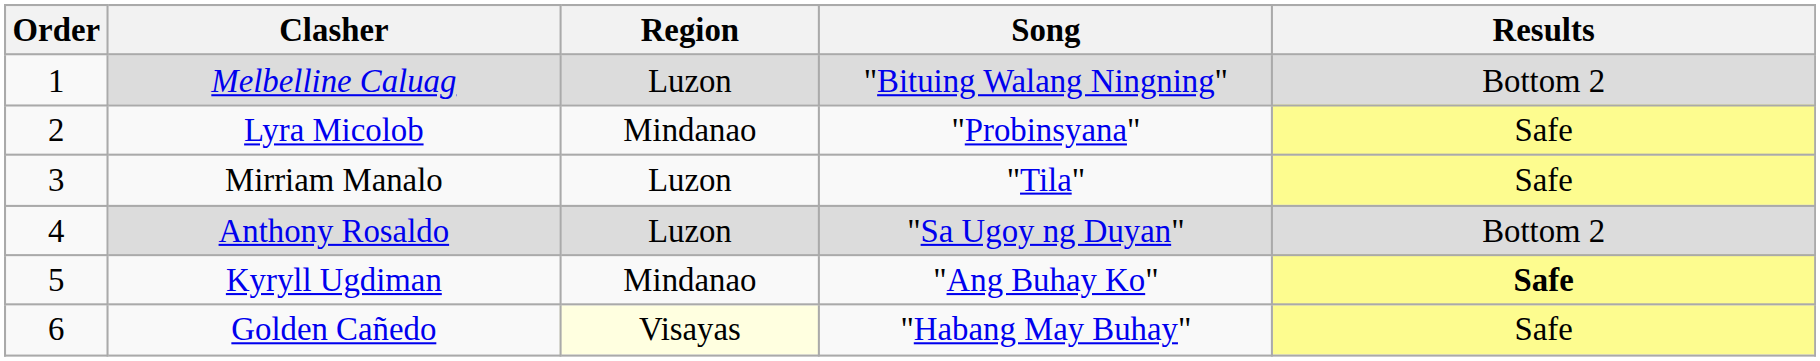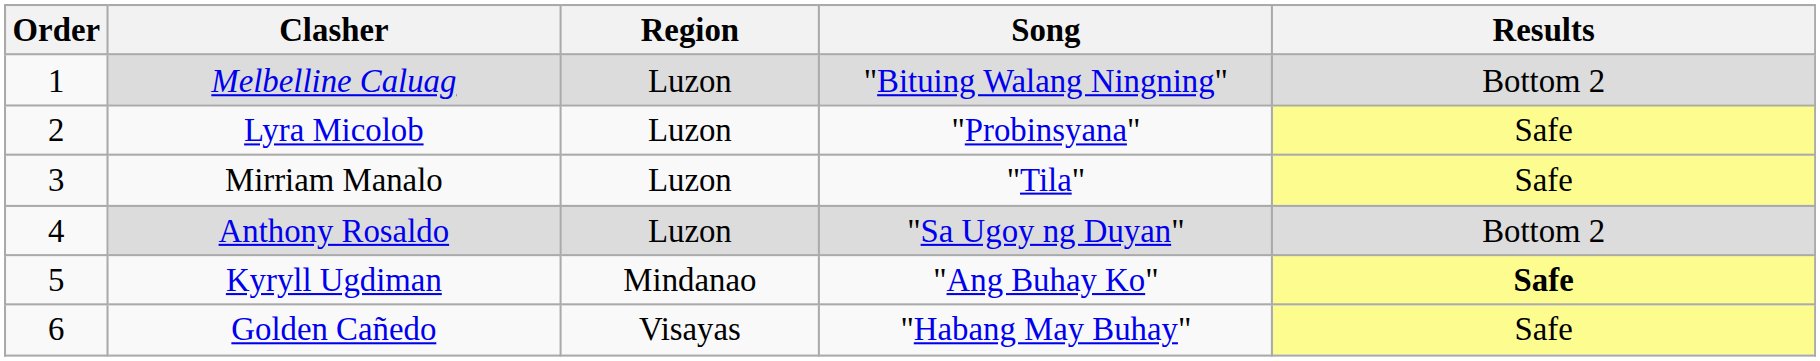(690, 130) Mindanao -> (690, 130) Luzon
(690, 330) lightyellow background -> (690, 330) no background
